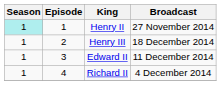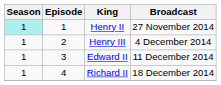(173, 42) 18 December 2014 -> (173, 42) 4 December 2014
(173, 73) 4 December 2014 -> (173, 73) 18 December 2014
